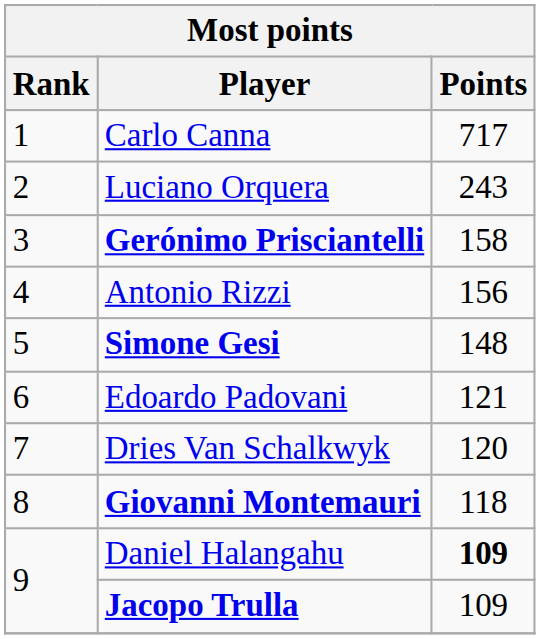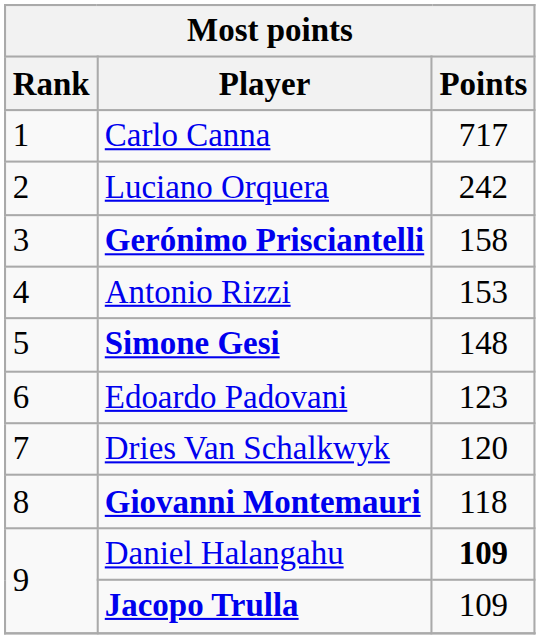(483, 187) 243 -> (483, 187) 242
(483, 291) 156 -> (483, 291) 153
(483, 396) 121 -> (483, 396) 123
